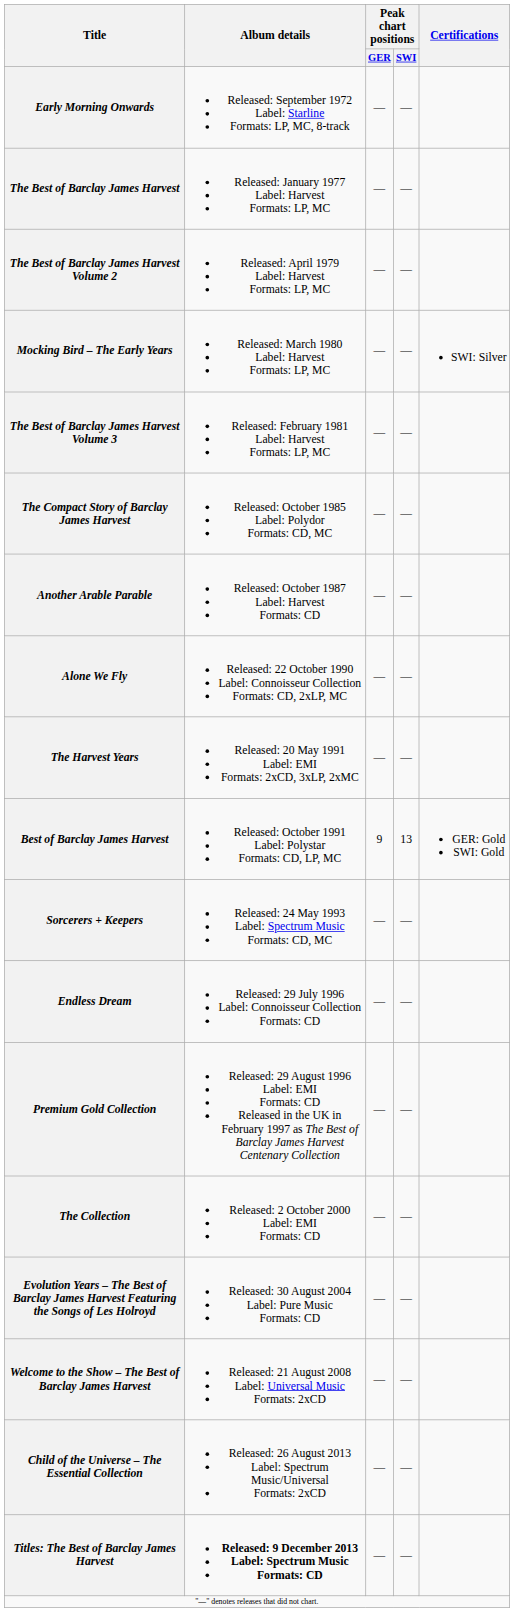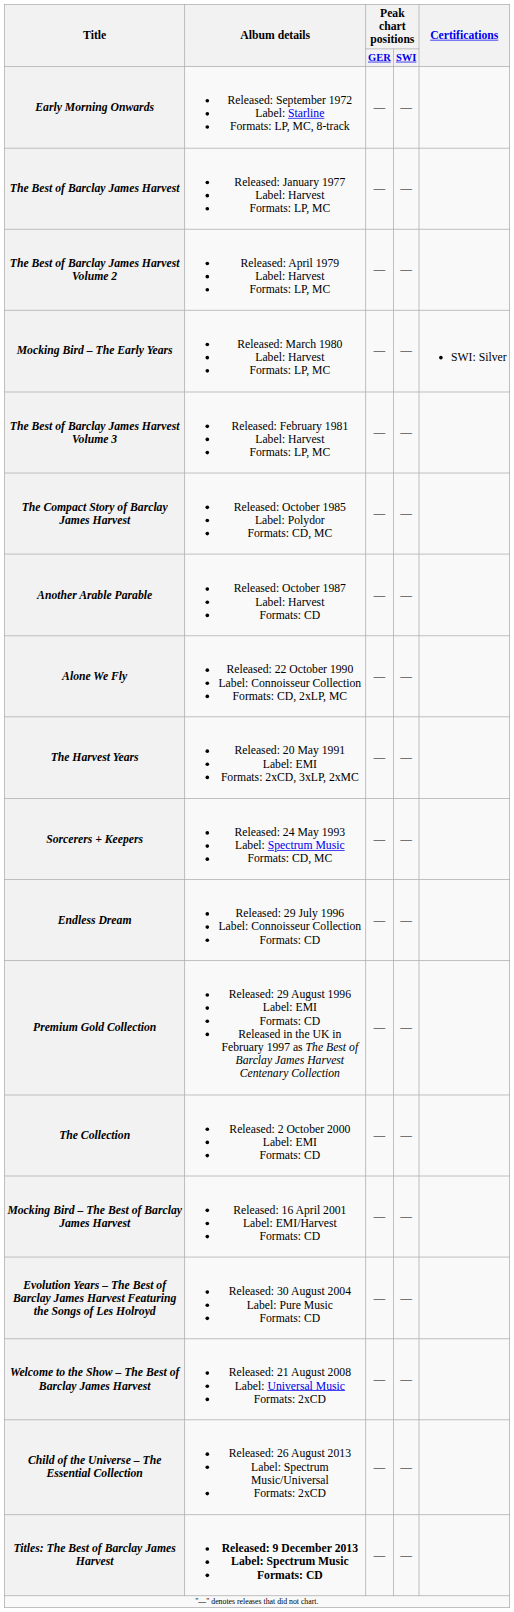- row: (95, 839)
+ row: (95, 1216)
